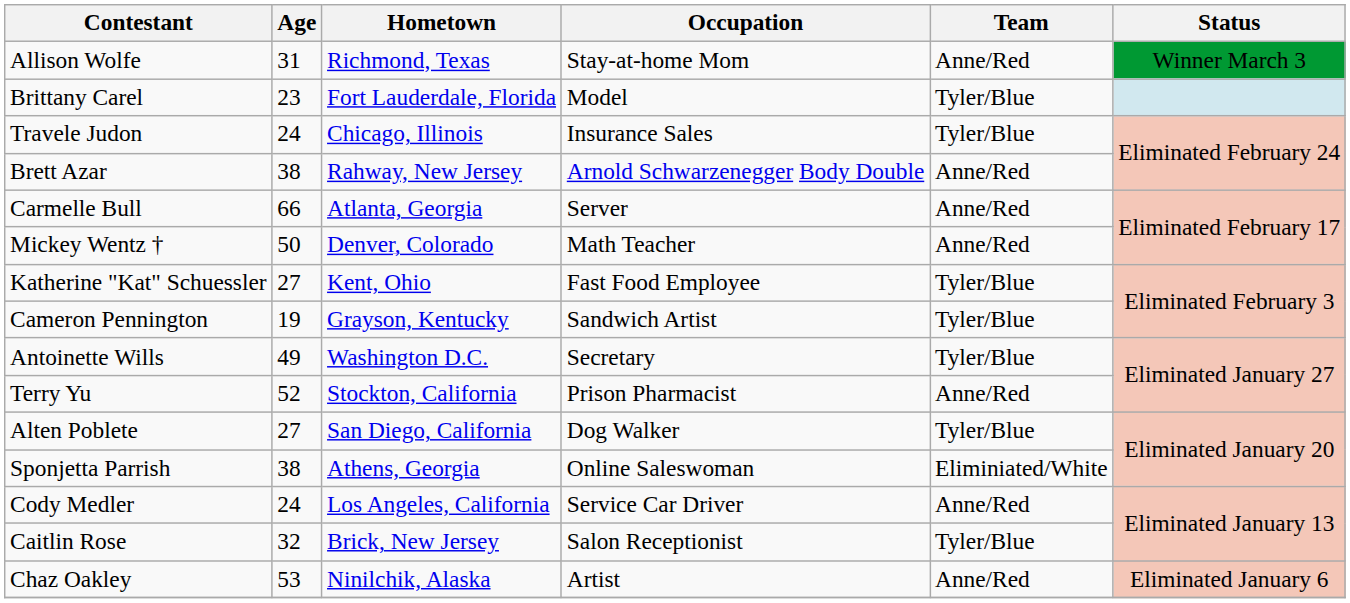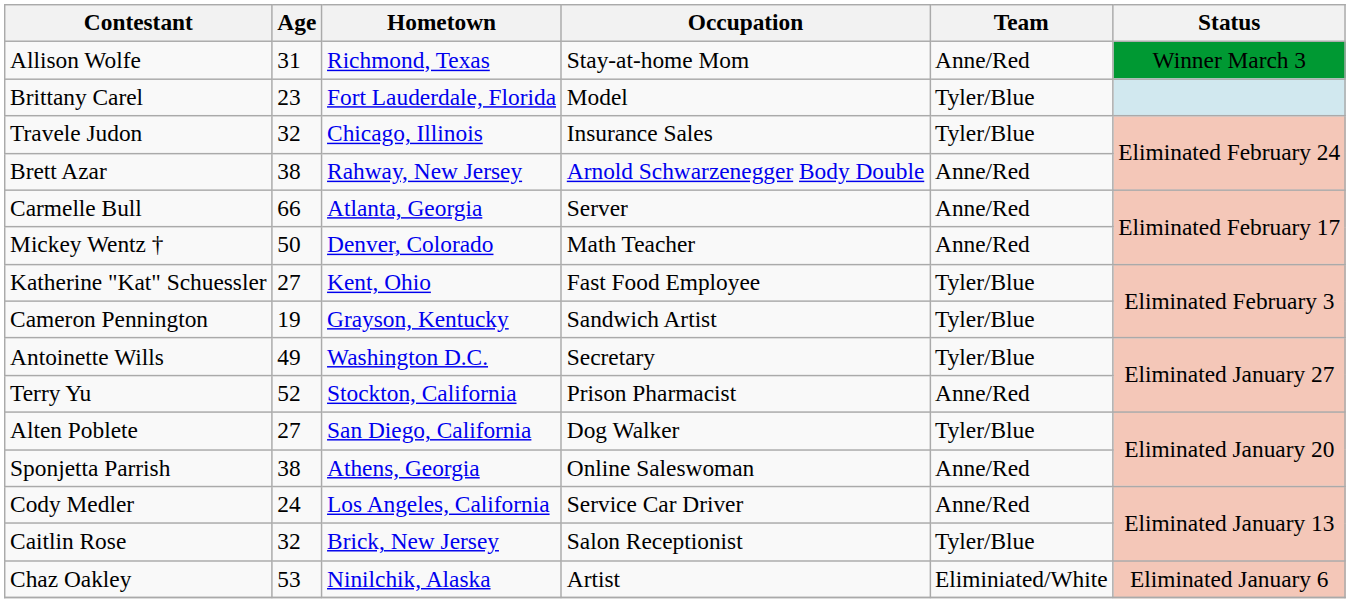(289, 134) 24 -> (289, 134) 32
(1021, 467) Eliminiated/White -> (982, 467) Anne/Red
(982, 578) Anne/Red -> (1021, 578) Eliminiated/White
